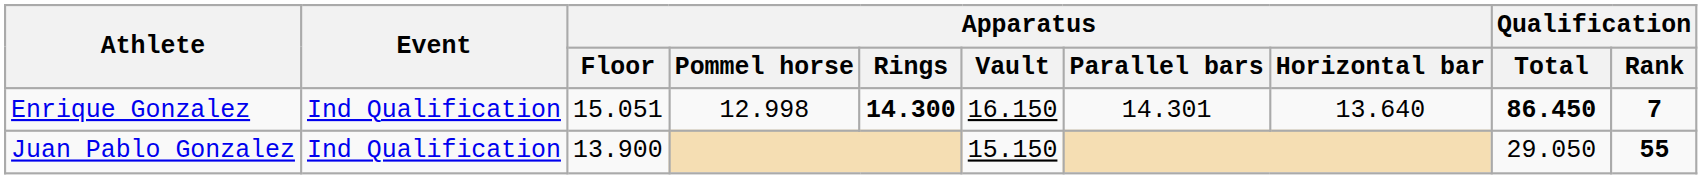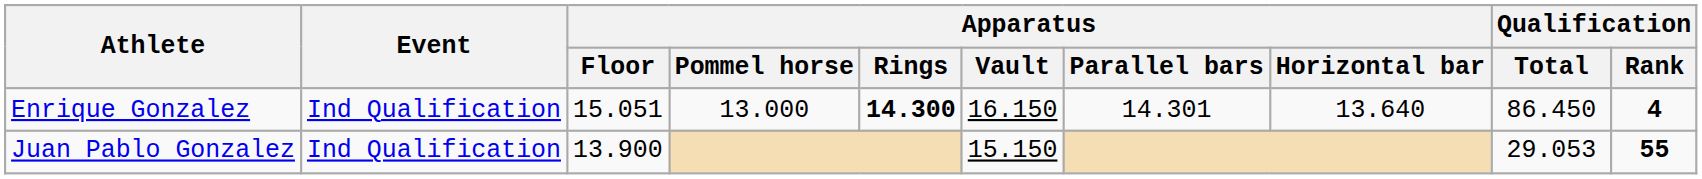(764, 109) 12.998 -> (764, 109) 13.000
(1551, 109) bold -> (1551, 109) normal
(1655, 109) 7 -> (1655, 109) 4
(1551, 151) 29.050 -> (1551, 151) 29.053
